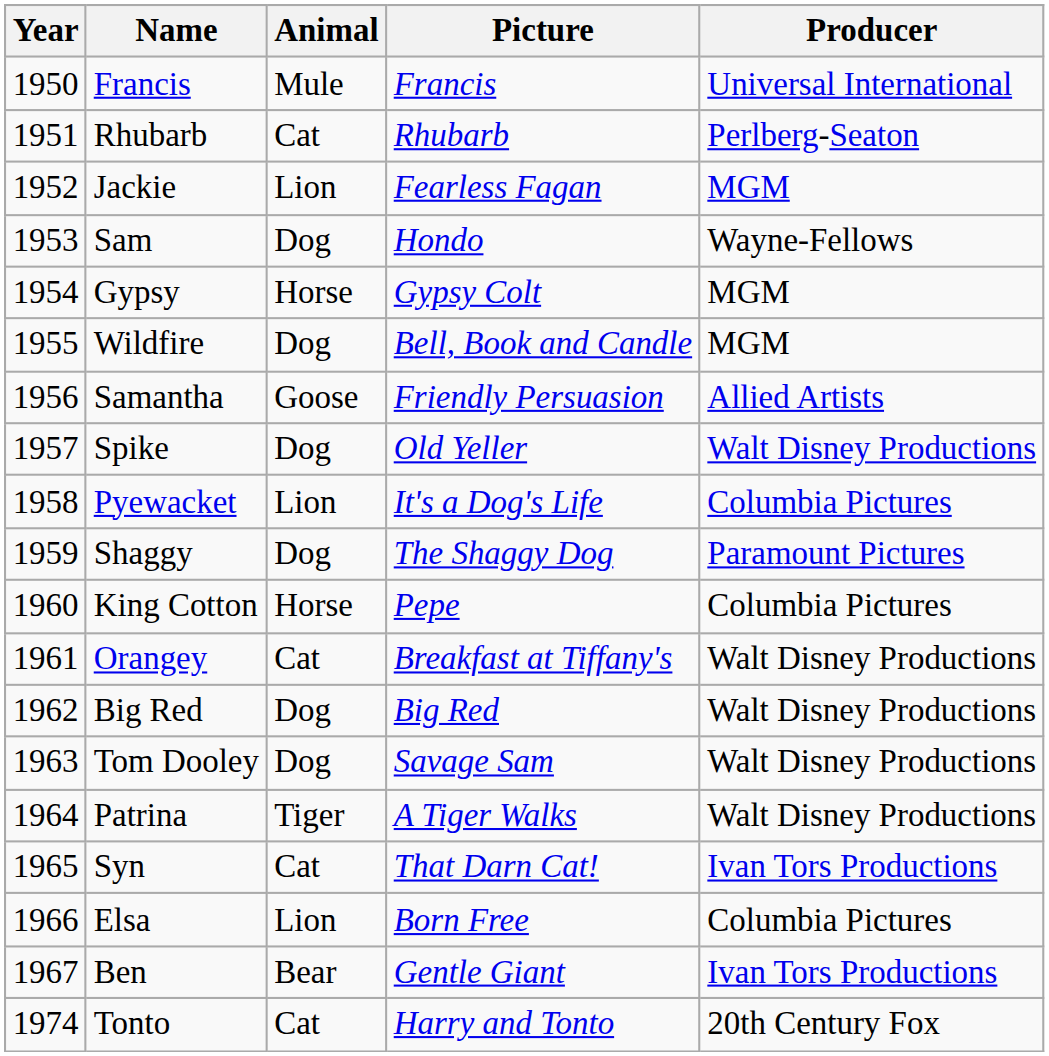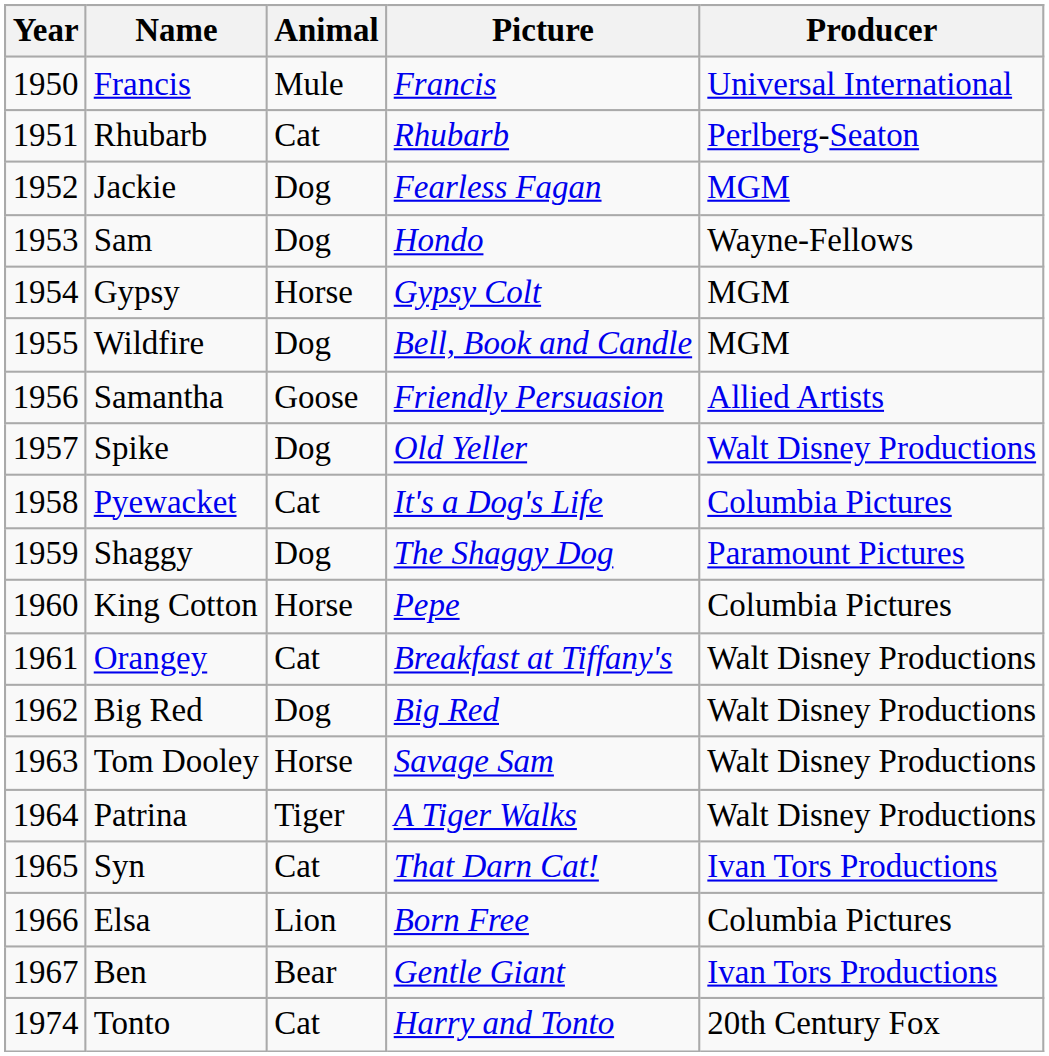(305, 187) Lion -> (303, 187) Dog
(305, 501) Lion -> (297, 501) Cat
(303, 762) Dog -> (314, 762) Horse
